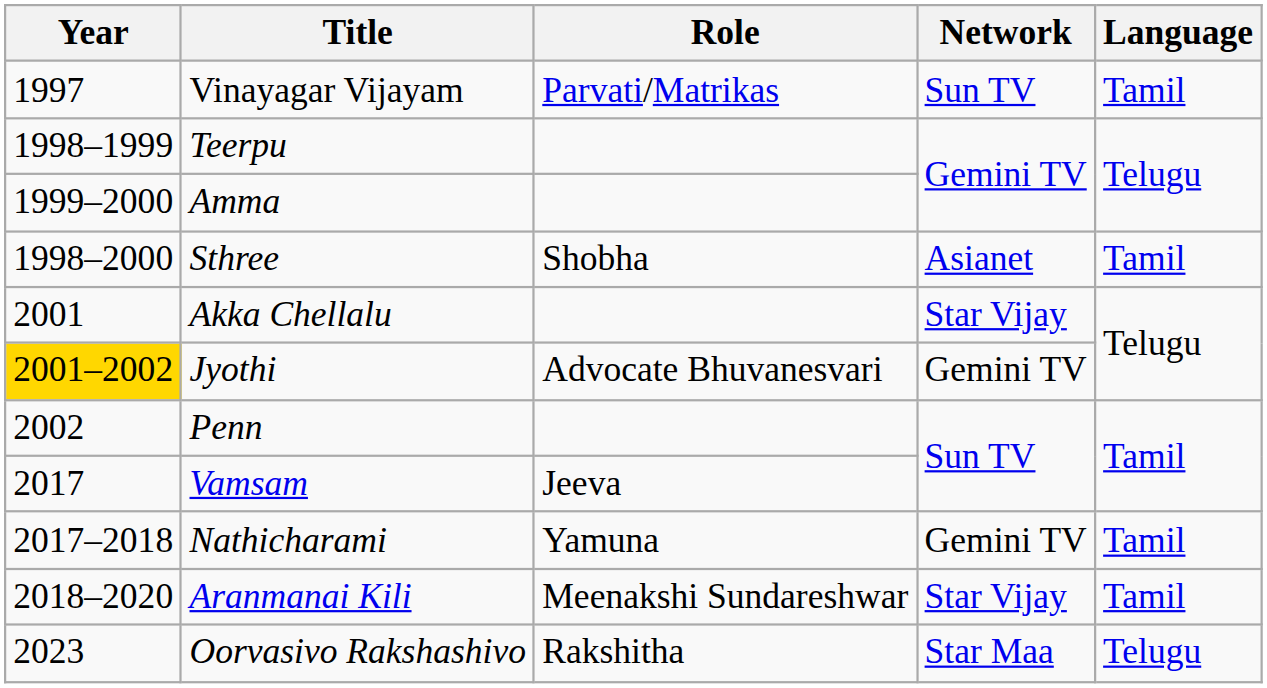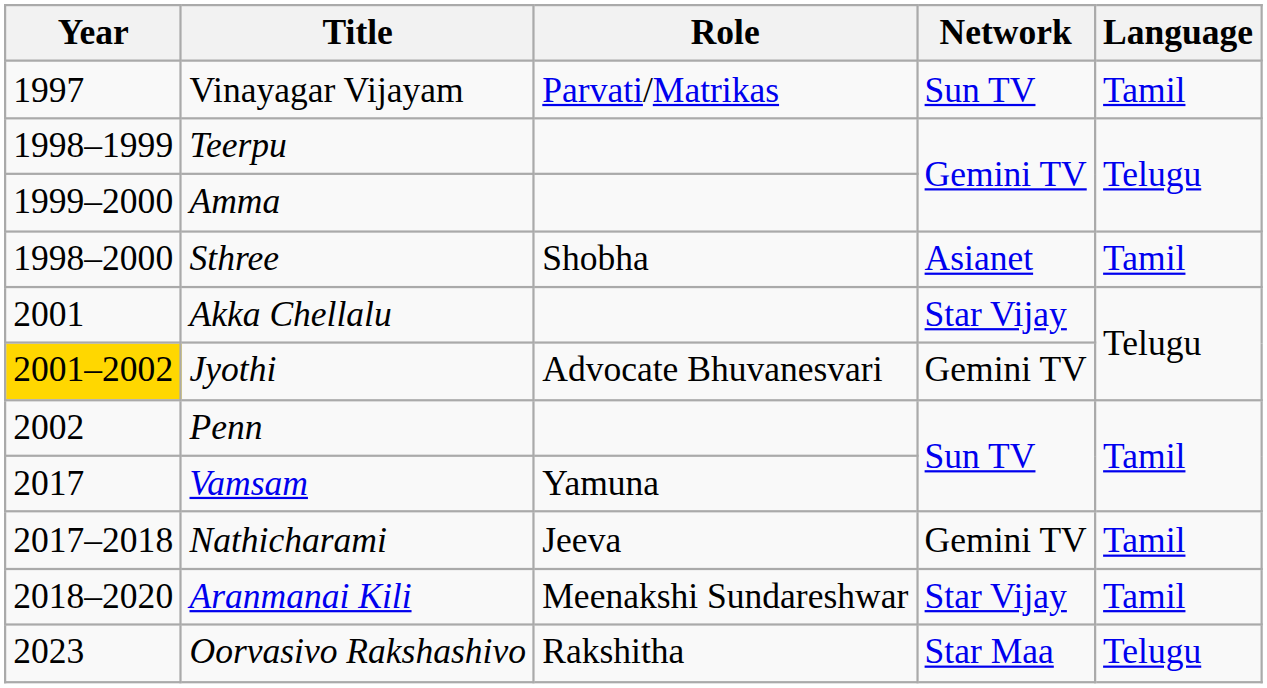(582, 483) Jeeva -> (601, 483) Yamuna
(601, 539) Yamuna -> (582, 539) Jeeva
